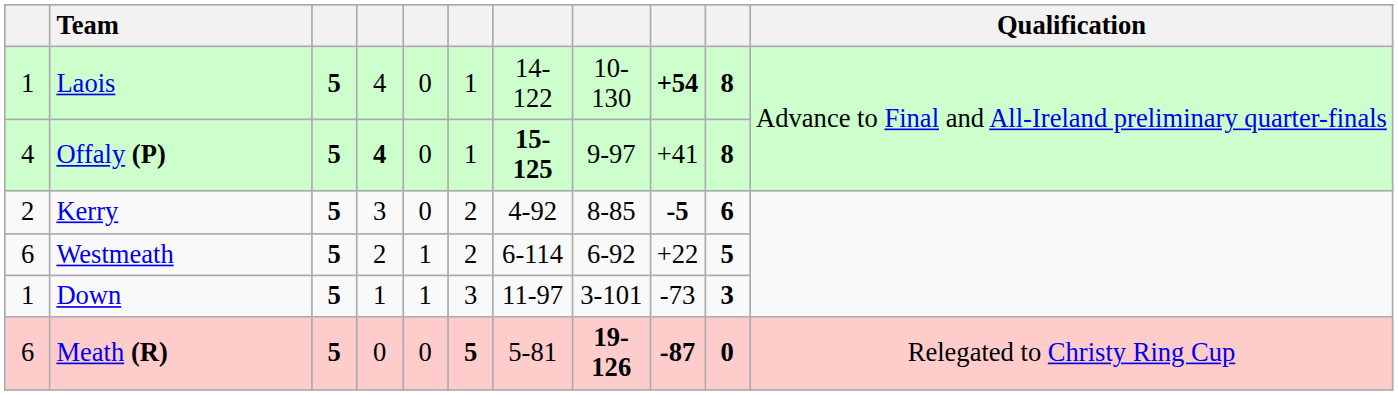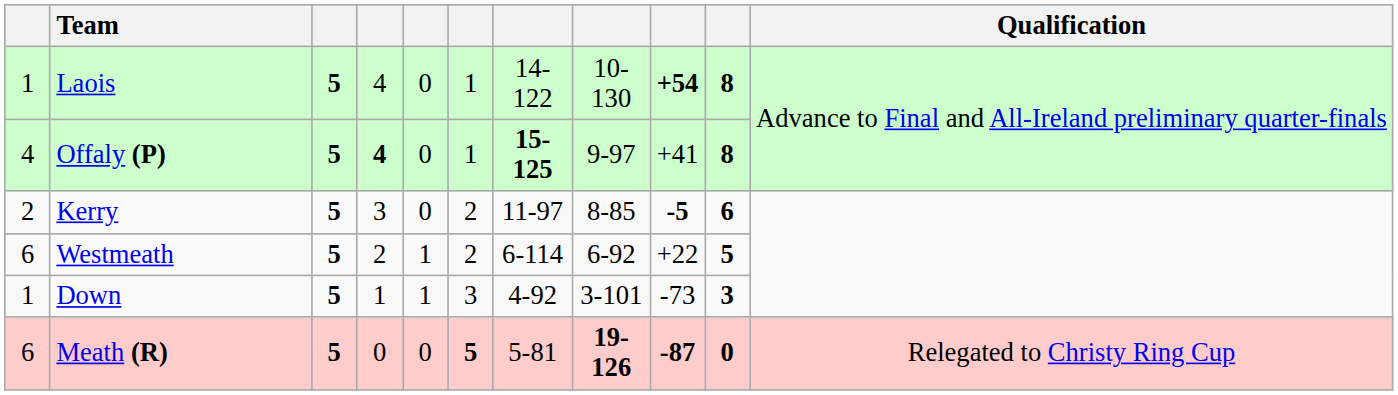(533, 211) 4-92 -> (533, 211) 11-97
(533, 295) 11-97 -> (533, 295) 4-92
